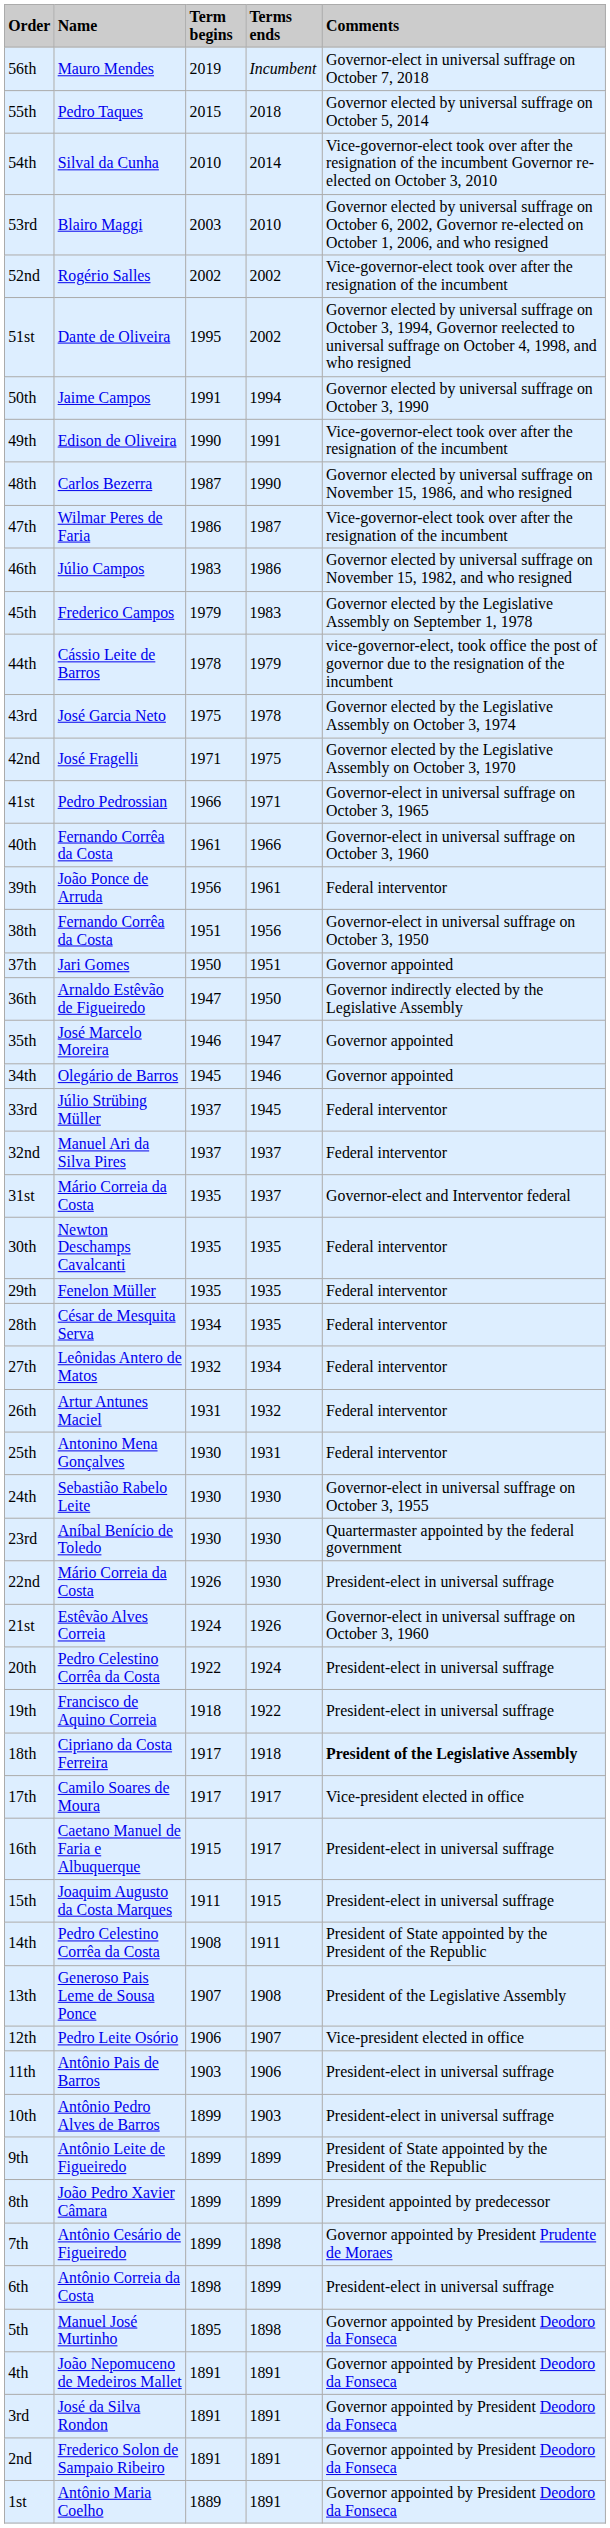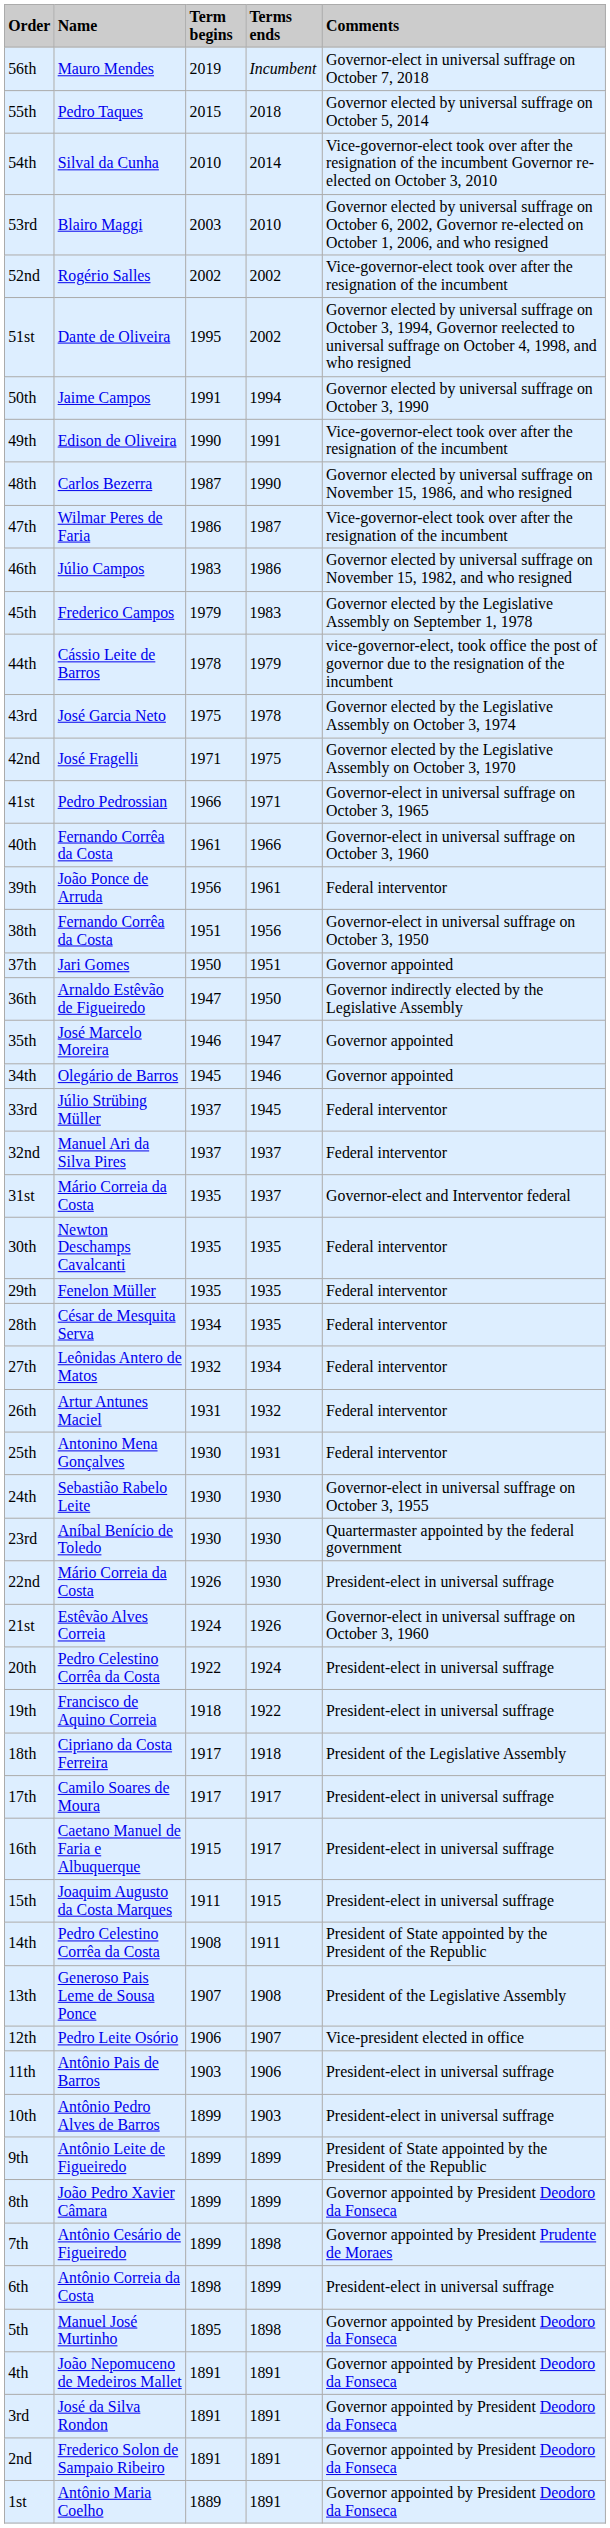(452, 1754) bold -> (446, 1754) normal
(425, 1797) Vice-president elected in office -> (440, 1797) President-elect in universal suffrage
(438, 2201) President appointed by predecessor -> (461, 2201) Governor appointed by President Deodoro da Fonseca
